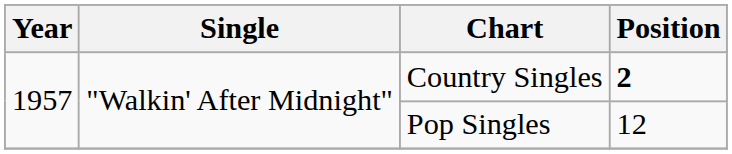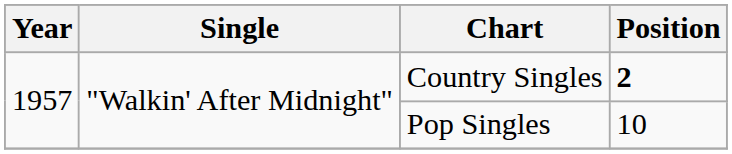(632, 124) 12 -> (632, 124) 10
